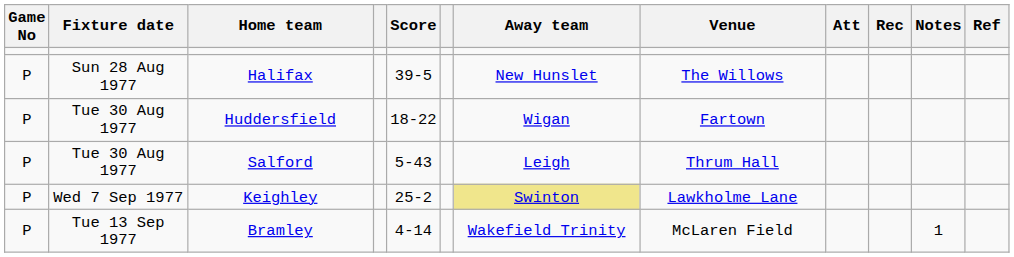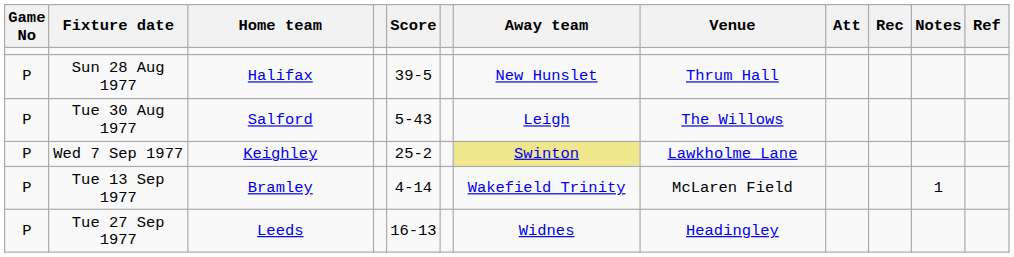(732, 77) The Willows -> (732, 77) Thrum Hall
- row: (280, 120)
(732, 163) Thrum Hall -> (732, 120) The Willows
+ row: (280, 231)
